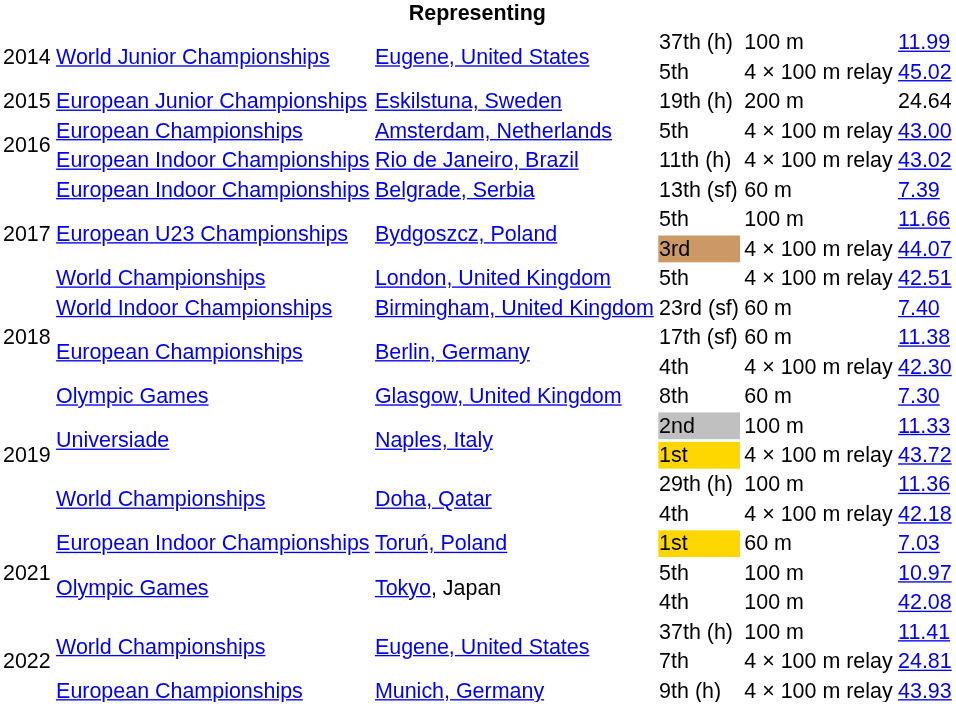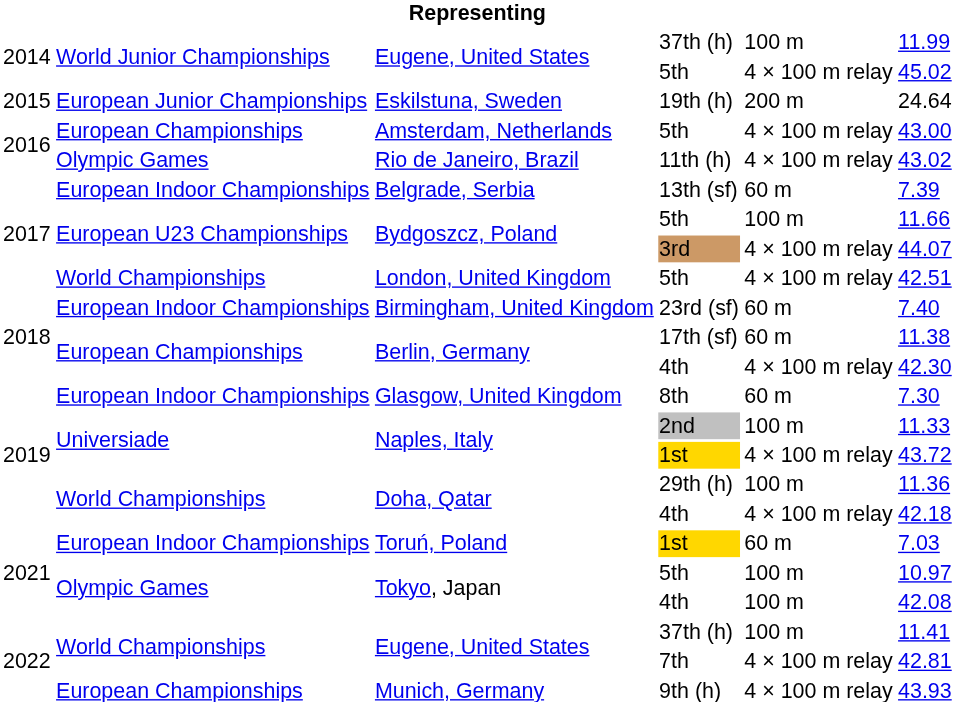(213, 160) European Indoor Championships -> (132, 160) Olympic Games
(194, 307) World Indoor Championships -> (213, 307) European Indoor Championships
(132, 396) Olympic Games -> (213, 396) European Indoor Championships
(925, 661) 24.81 -> (925, 661) 42.81
